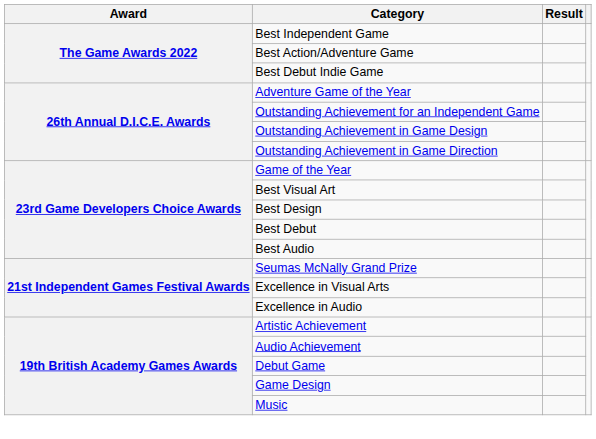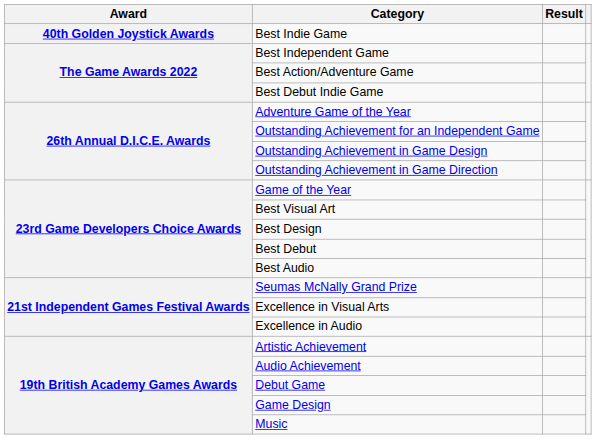+ row: (301, 33)
